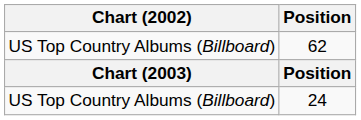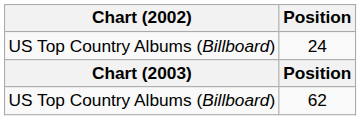rows swapped: (317, 45) <-> (317, 100)
